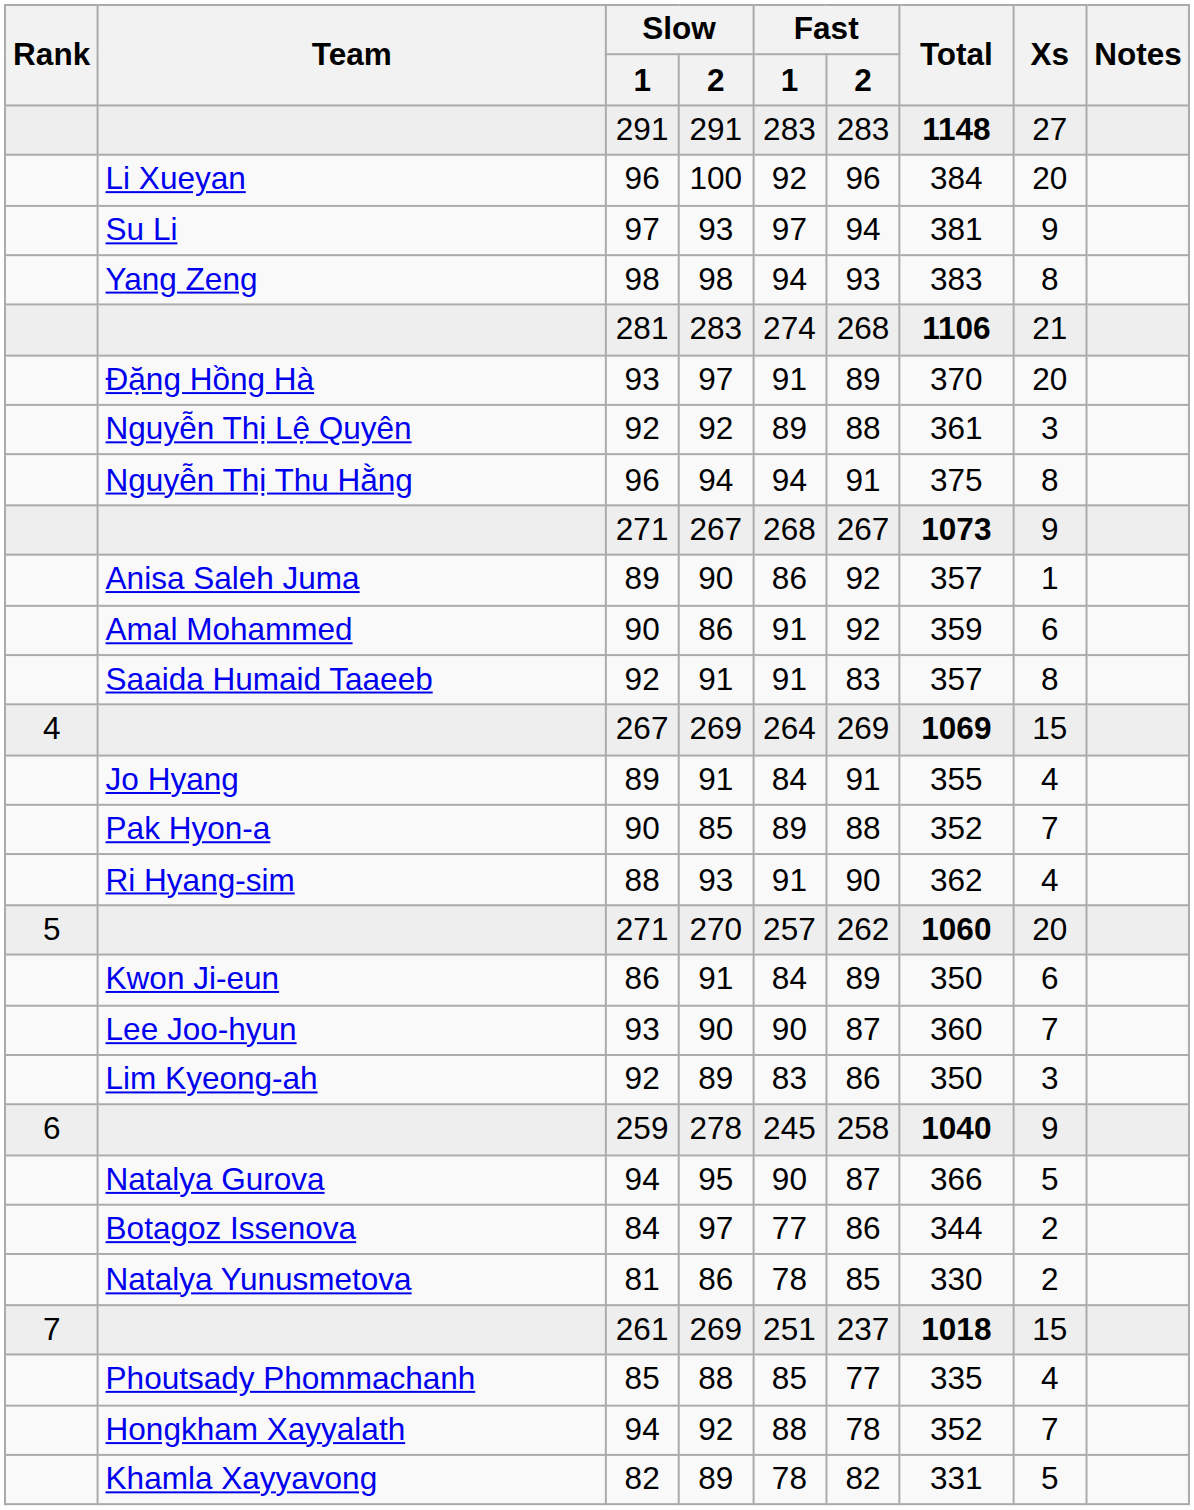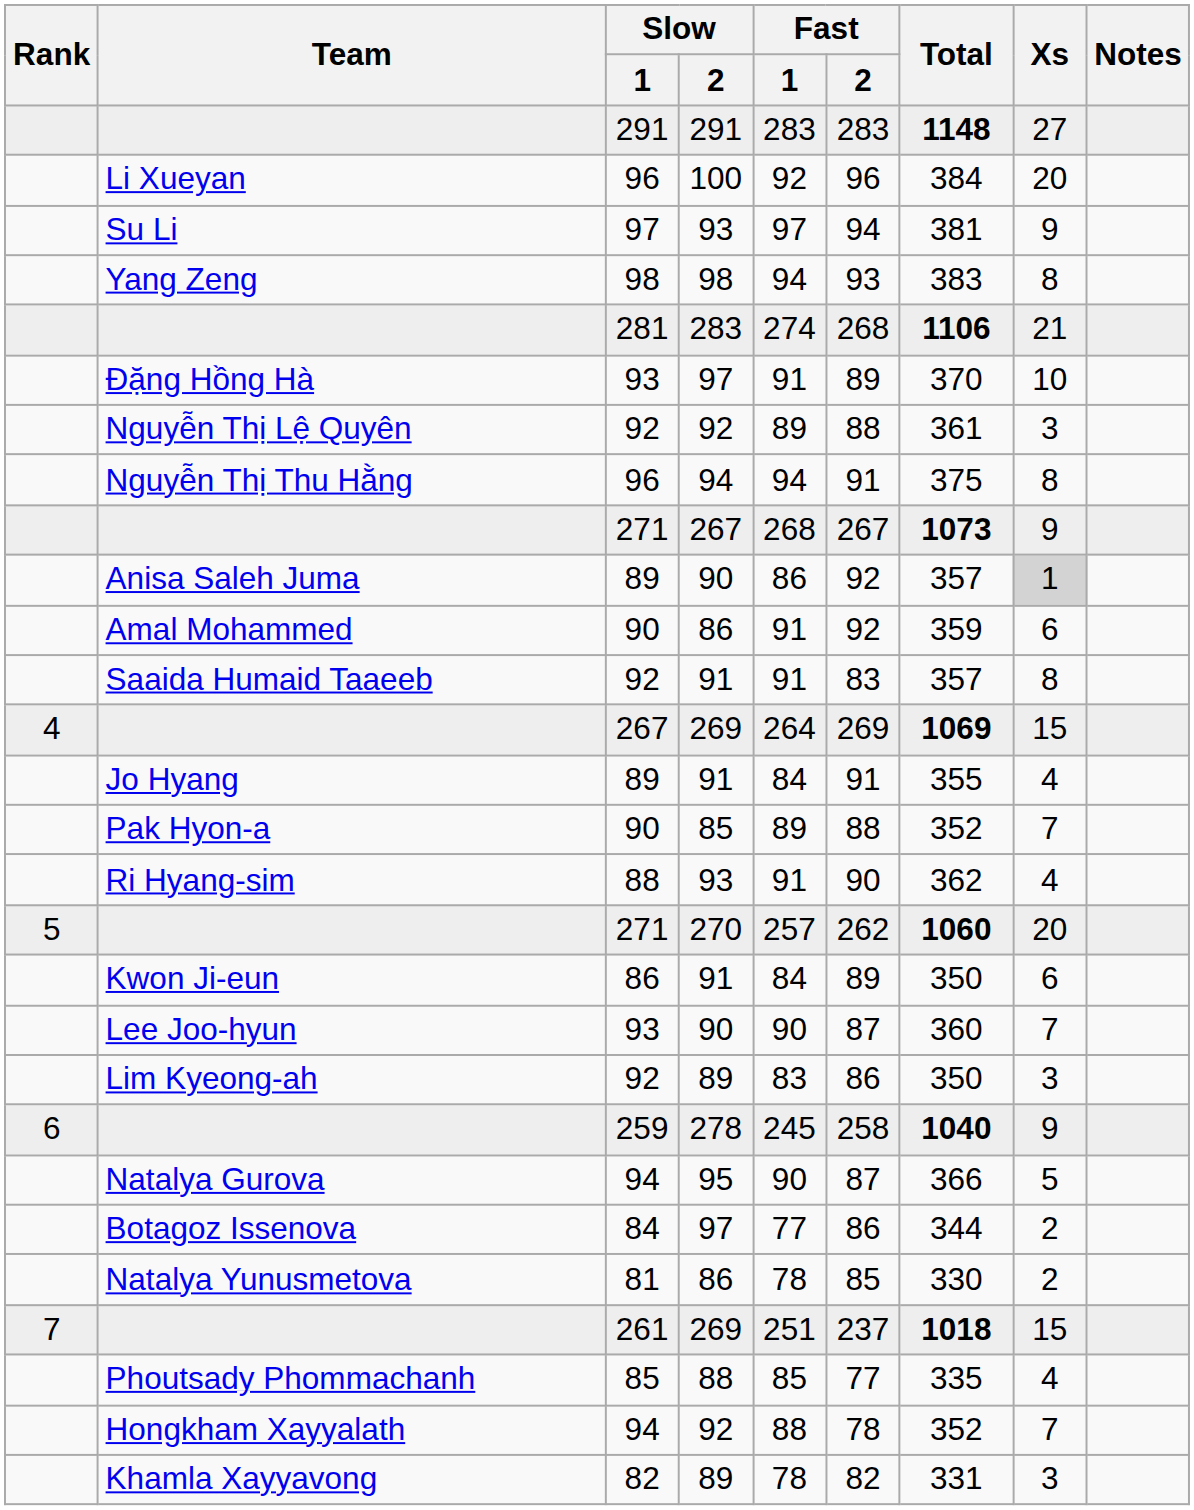(1050, 379) 20 -> (1050, 379) 10
(1050, 579) no background -> (1050, 579) lightgrey background
(1050, 1479) 5 -> (1050, 1479) 3
